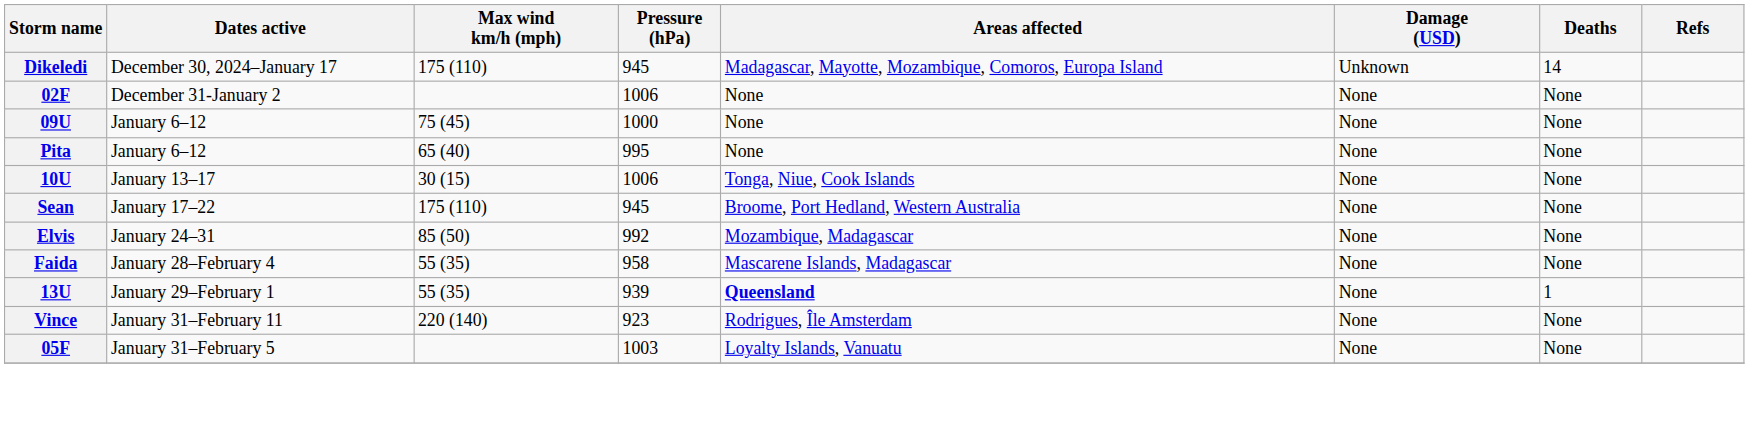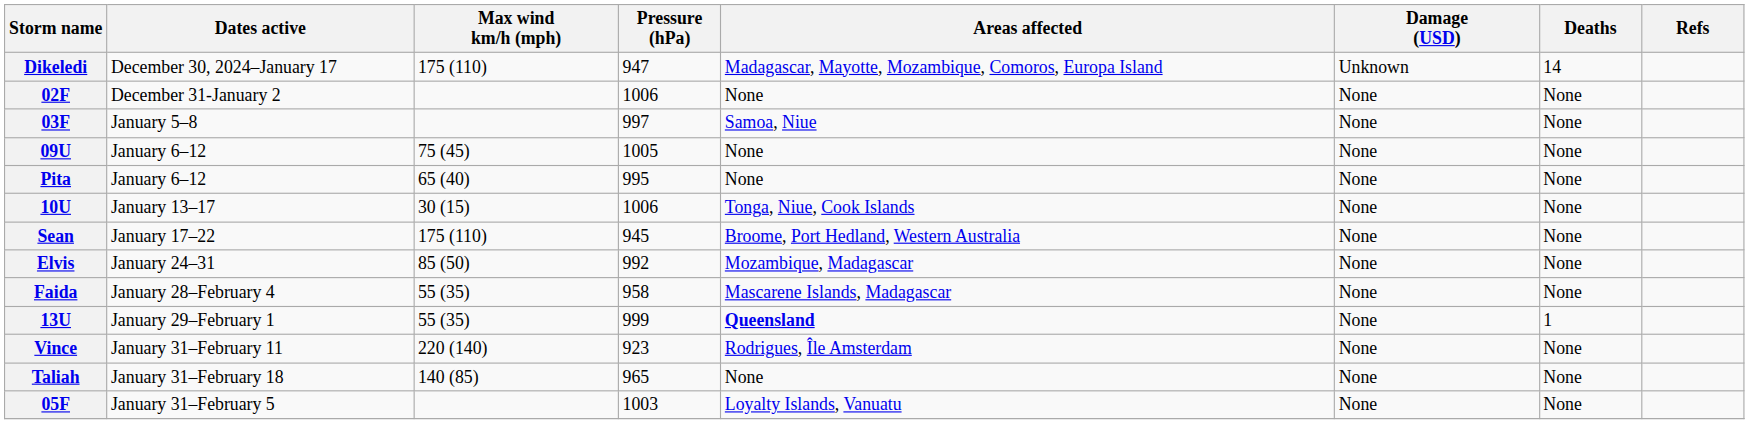(636, 66) 945 -> (636, 66) 947
+ row: (56, 123)
(640, 123) 1000 -> (640, 151) 1005
(636, 292) 939 -> (636, 320) 999
+ row: (56, 376)
